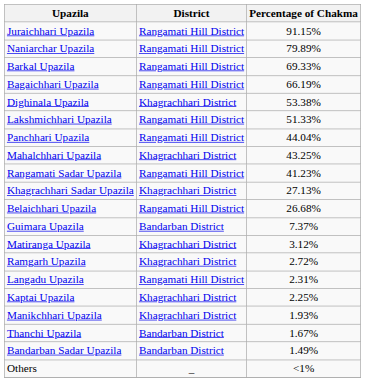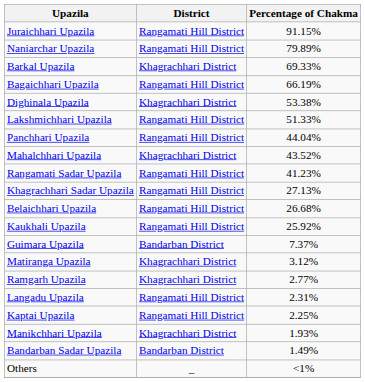(192, 66) Rangamati Hill District -> (188, 66) Khagrachhari District
(304, 155) 43.25% -> (304, 155) 43.52%
(188, 191) Khagrachhari District -> (192, 191) Rangamati Hill District
+ row: (46, 226)
(304, 262) 2.72% -> (304, 279) 2.77%
(188, 297) Khagrachhari District -> (192, 315) Rangamati Hill District
- row: (44, 333)
